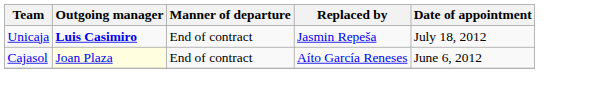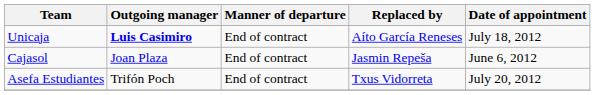(337, 36) Jasmin Repeša -> (407, 36) Aíto García Reneses
(84, 57) lightyellow background -> (139, 57) no background
(352, 57) Aíto García Reneses -> (392, 57) Jasmin Repeša
+ row: (56, 79)
